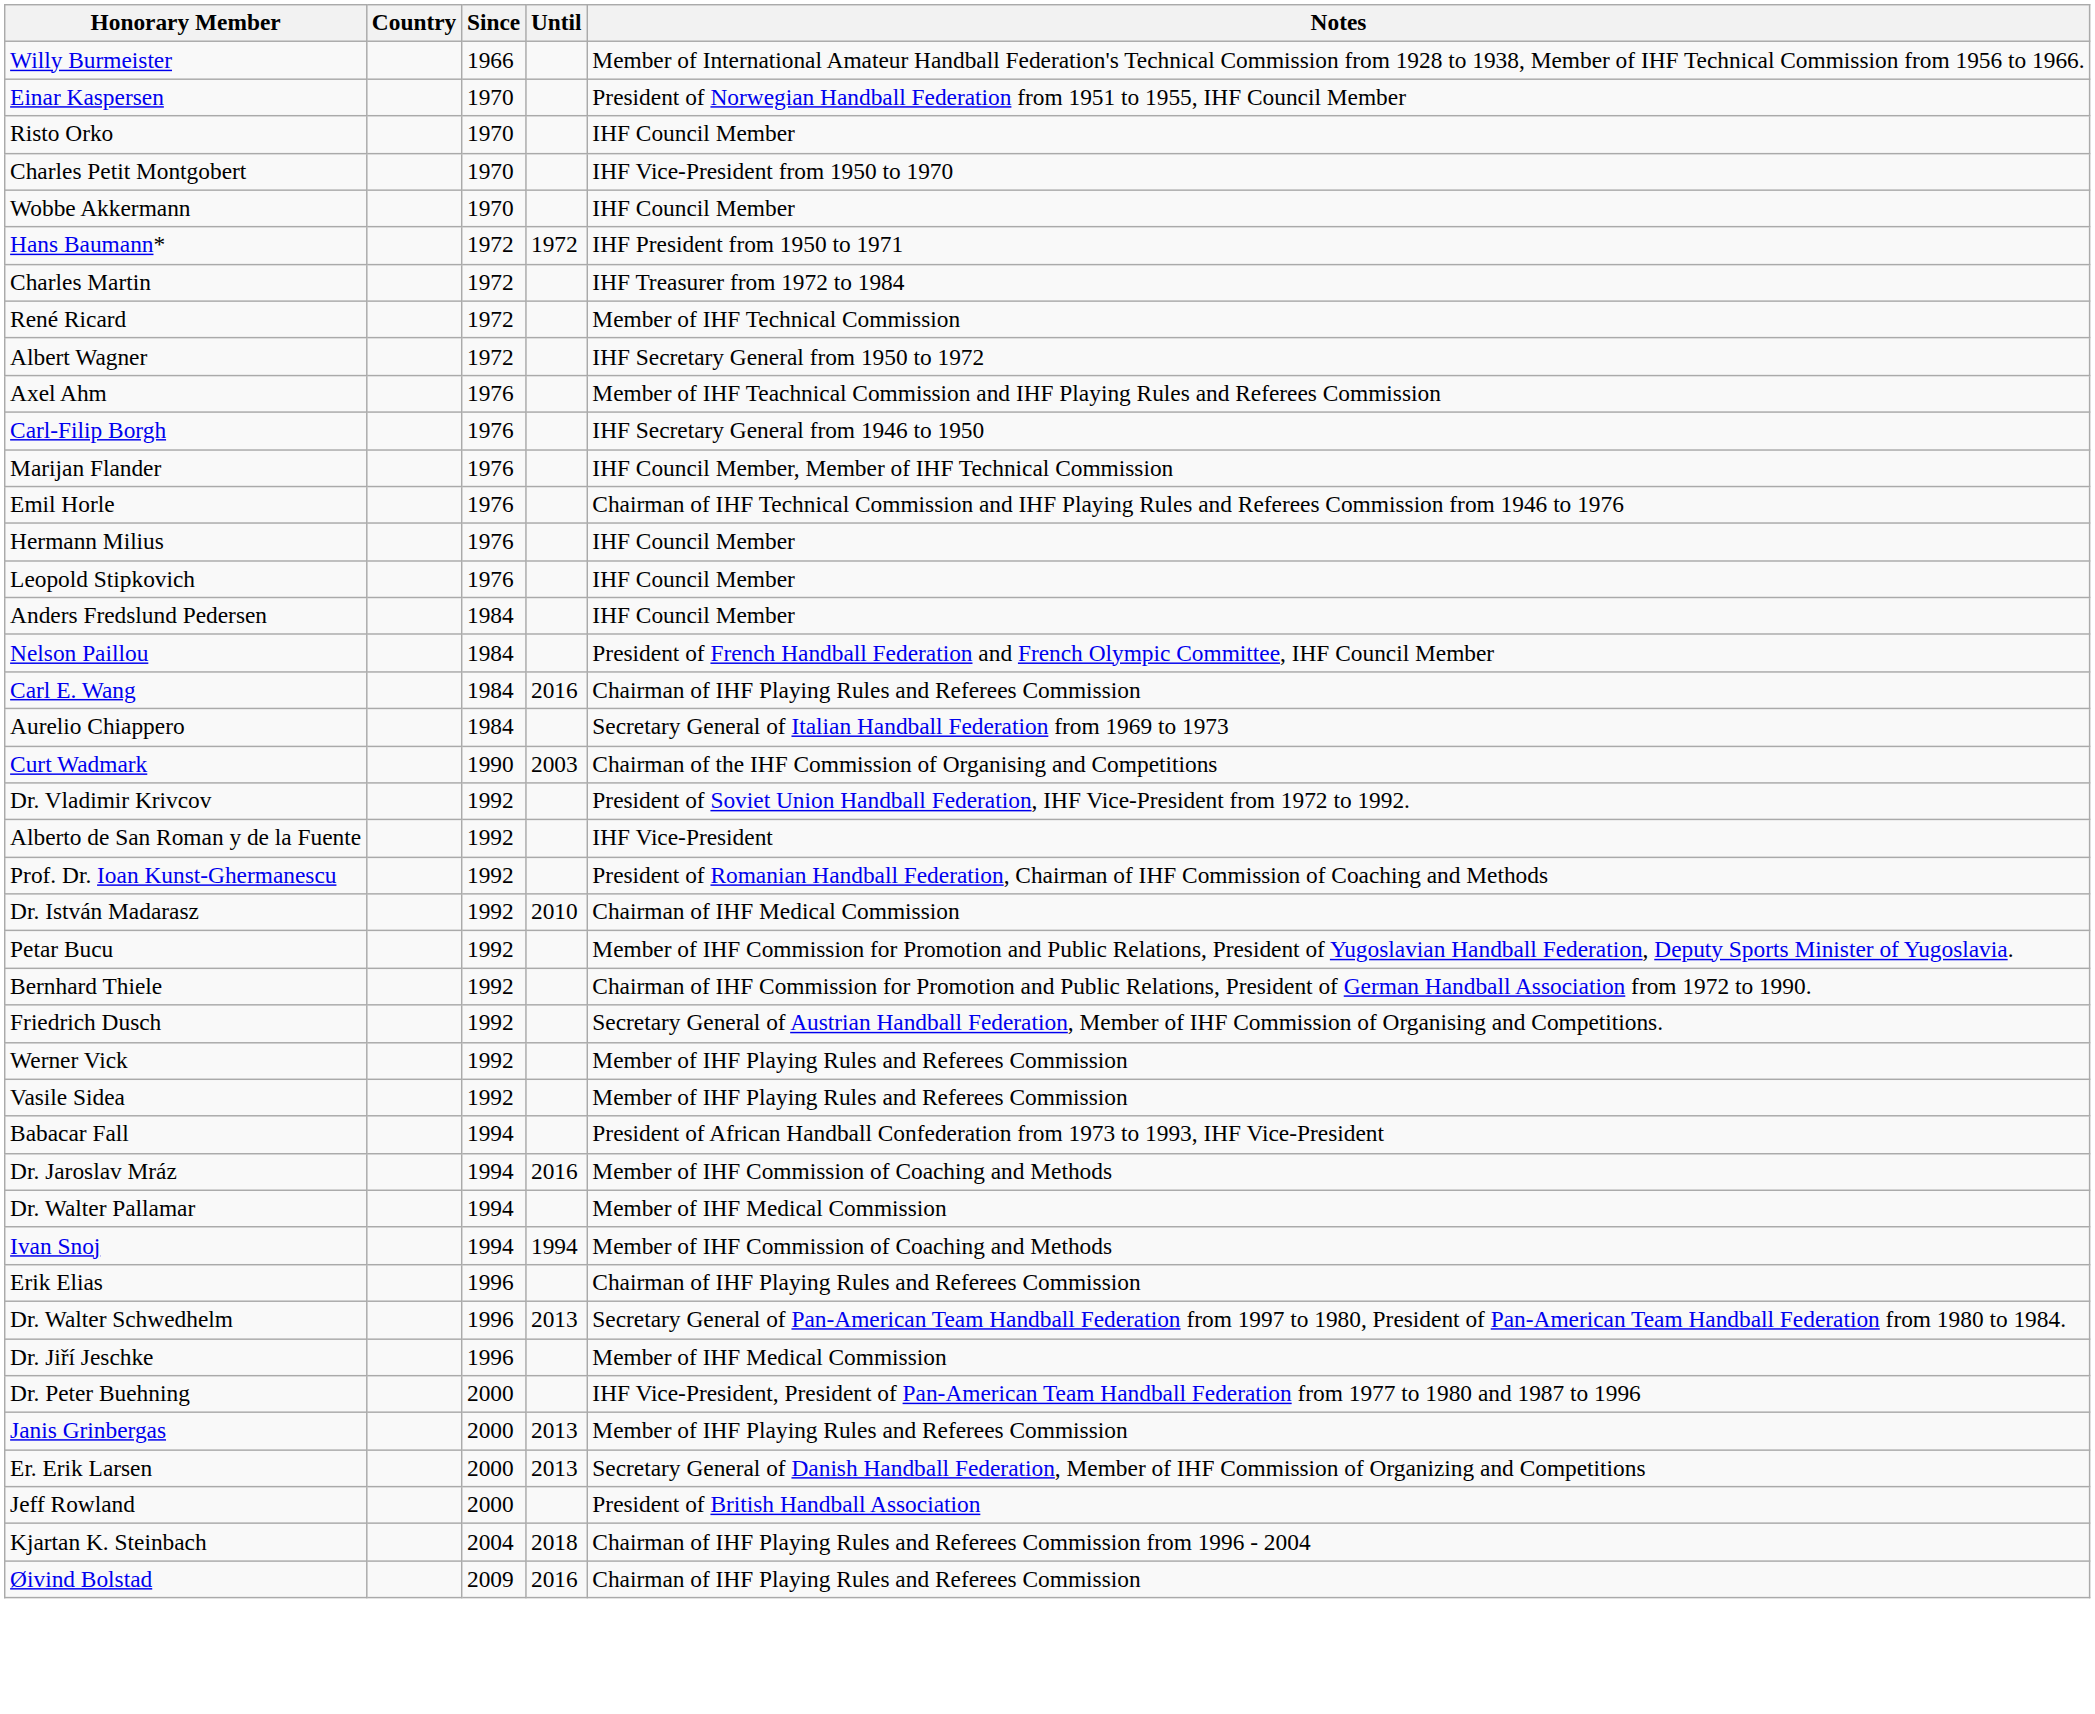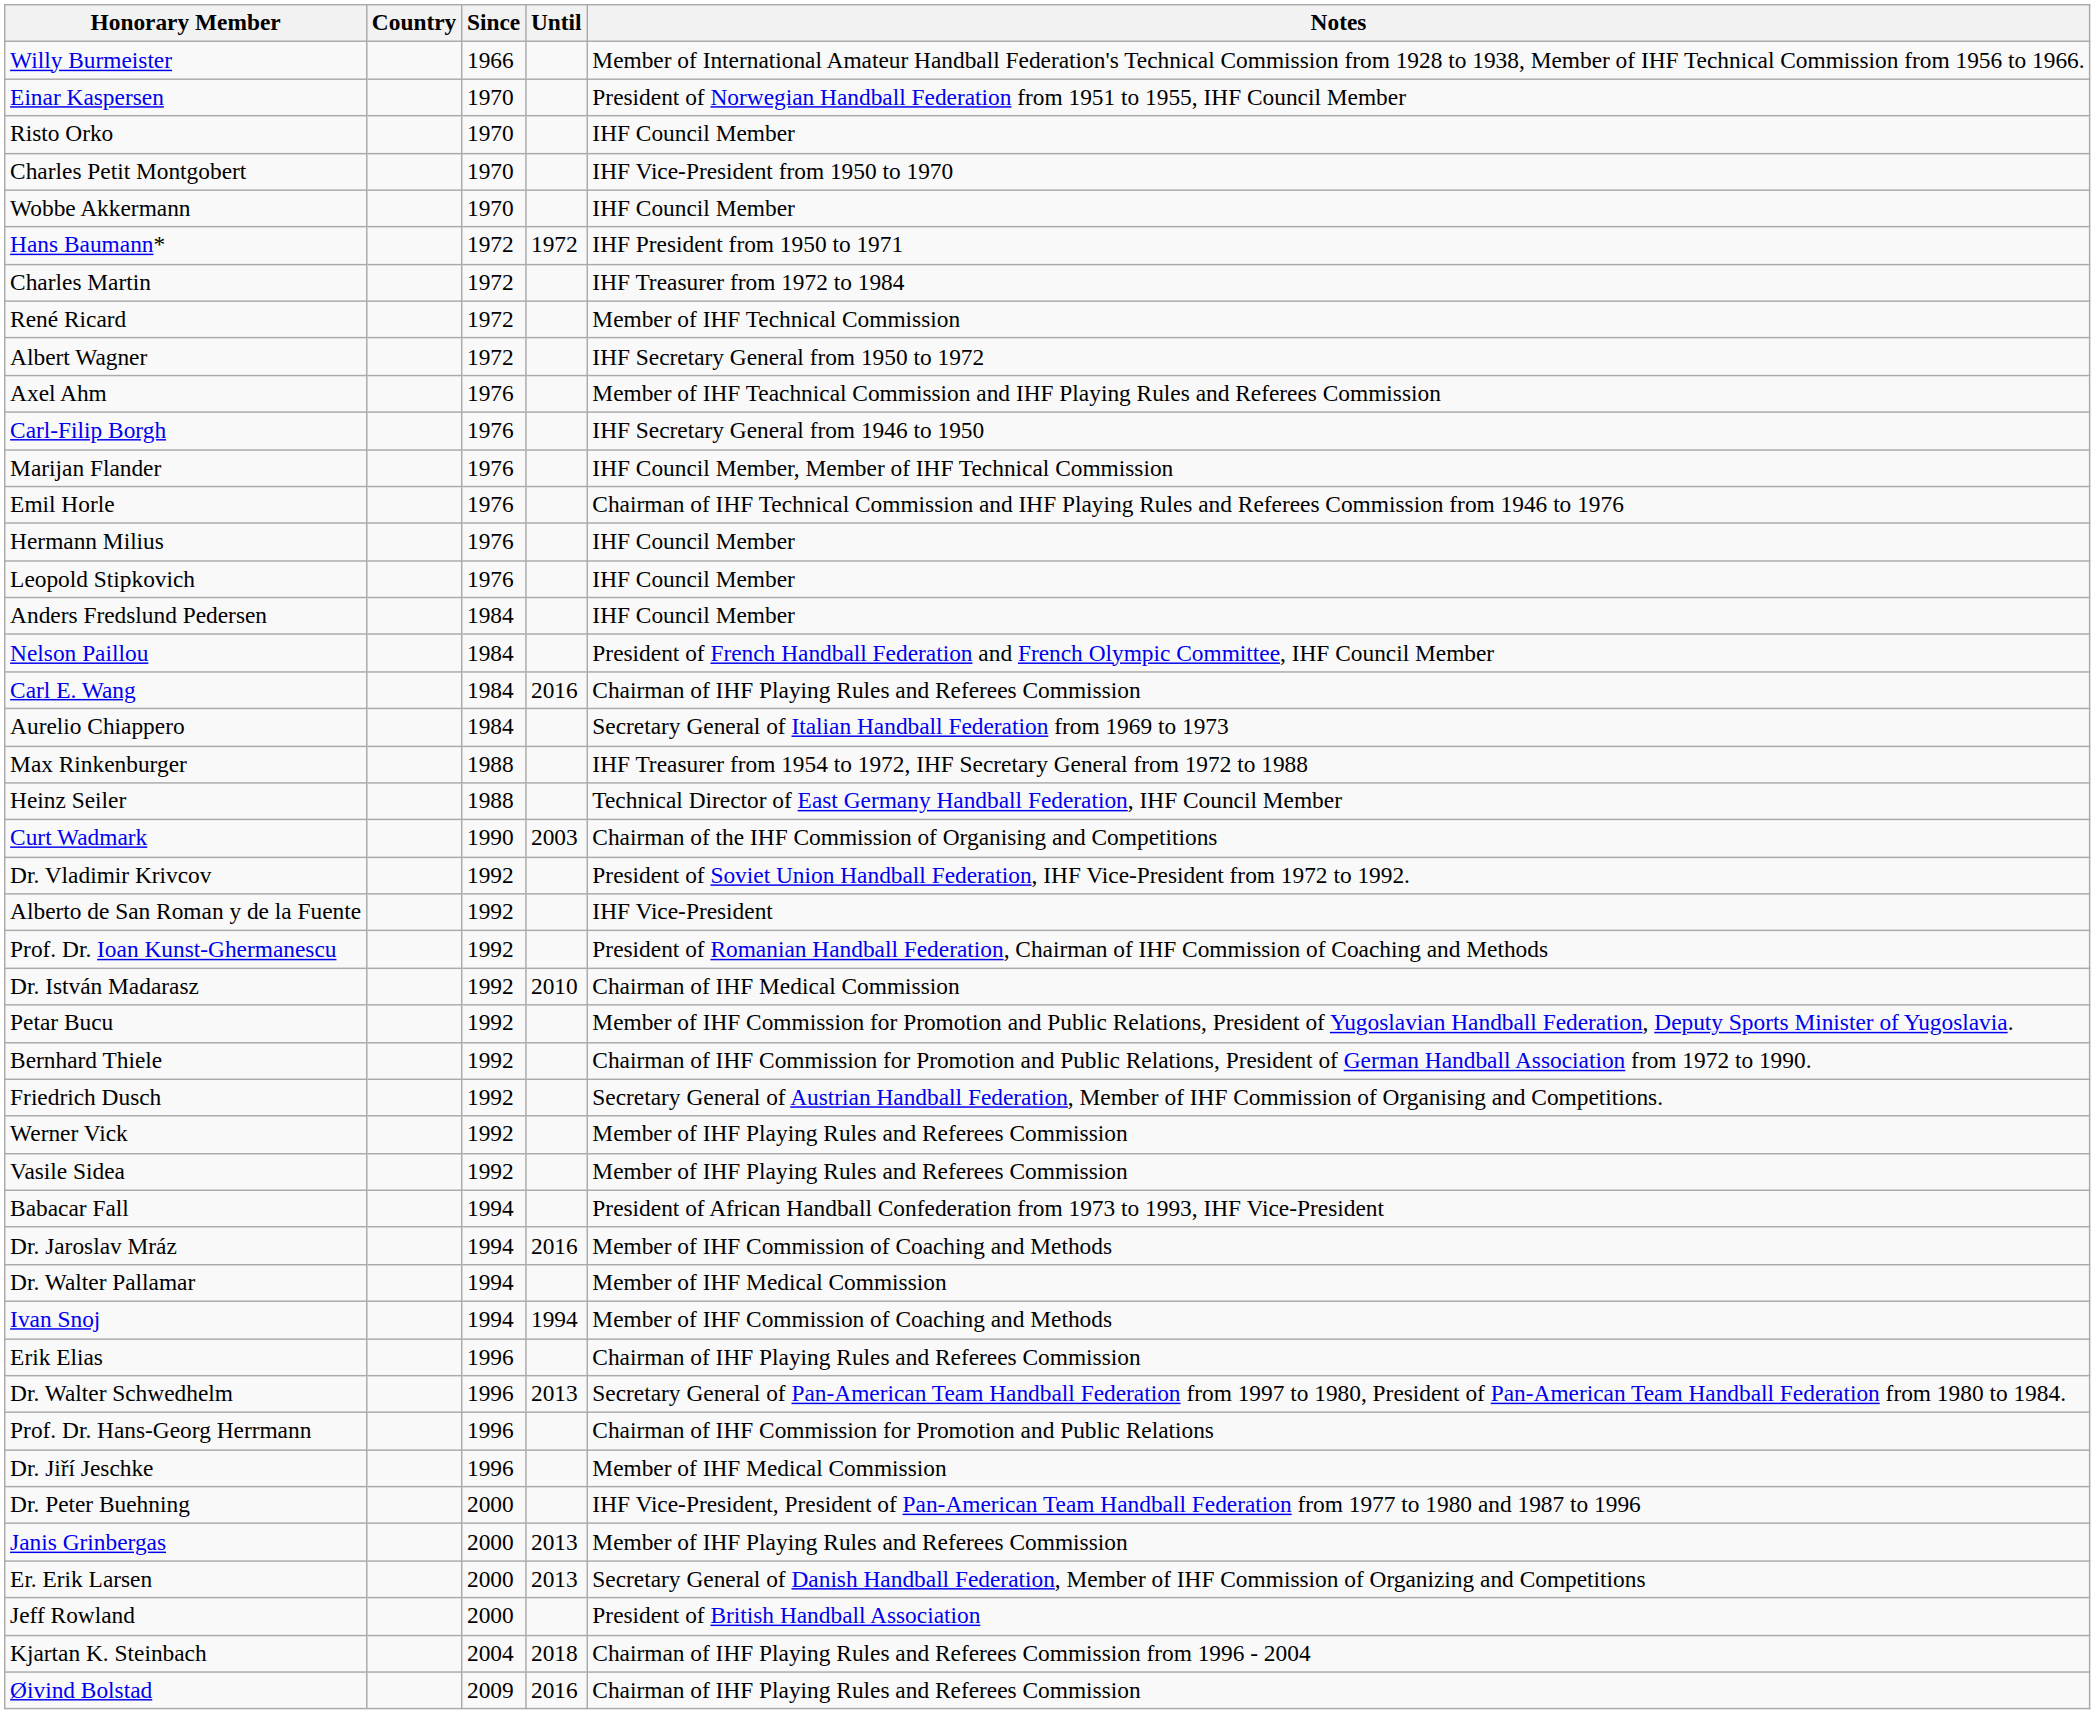+ row: (98, 763)
+ row: (68, 801)
+ row: (161, 1430)
